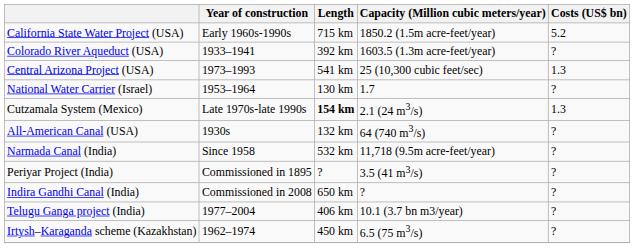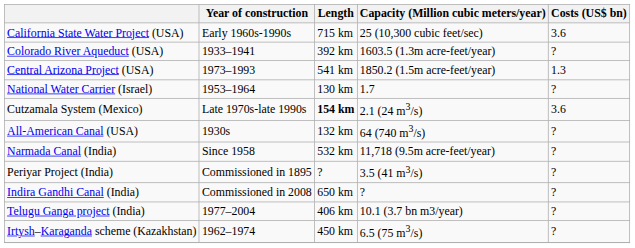(428, 32) 1850.2 (1.5m acre-feet/year) -> (421, 32) 25 (10,300 cubic feet/sec)
(558, 32) 5.2 -> (558, 32) 3.6
(421, 70) 25 (10,300 cubic feet/sec) -> (428, 70) 1850.2 (1.5m acre-feet/year)
(558, 109) 1.3 -> (558, 109) 3.6
